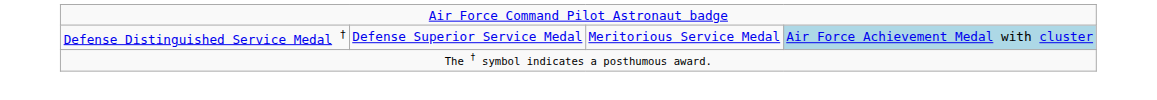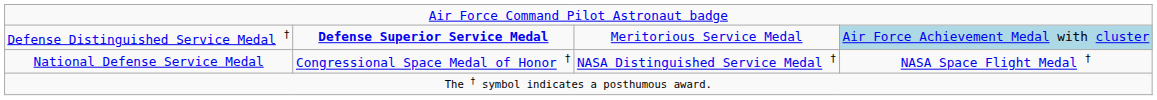(467, 37) normal -> (433, 37) bold
+ row: (149, 61)
